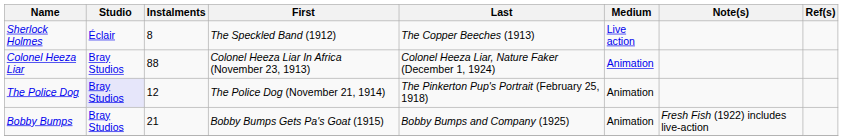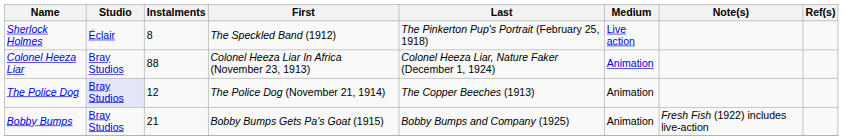(468, 35) The Copper Beeches (1913) -> (500, 35) The Pinkerton Pup's Portrait (February 25, 1918)
(500, 92) The Pinkerton Pup's Portrait (February 25, 1918) -> (468, 92) The Copper Beeches (1913)
